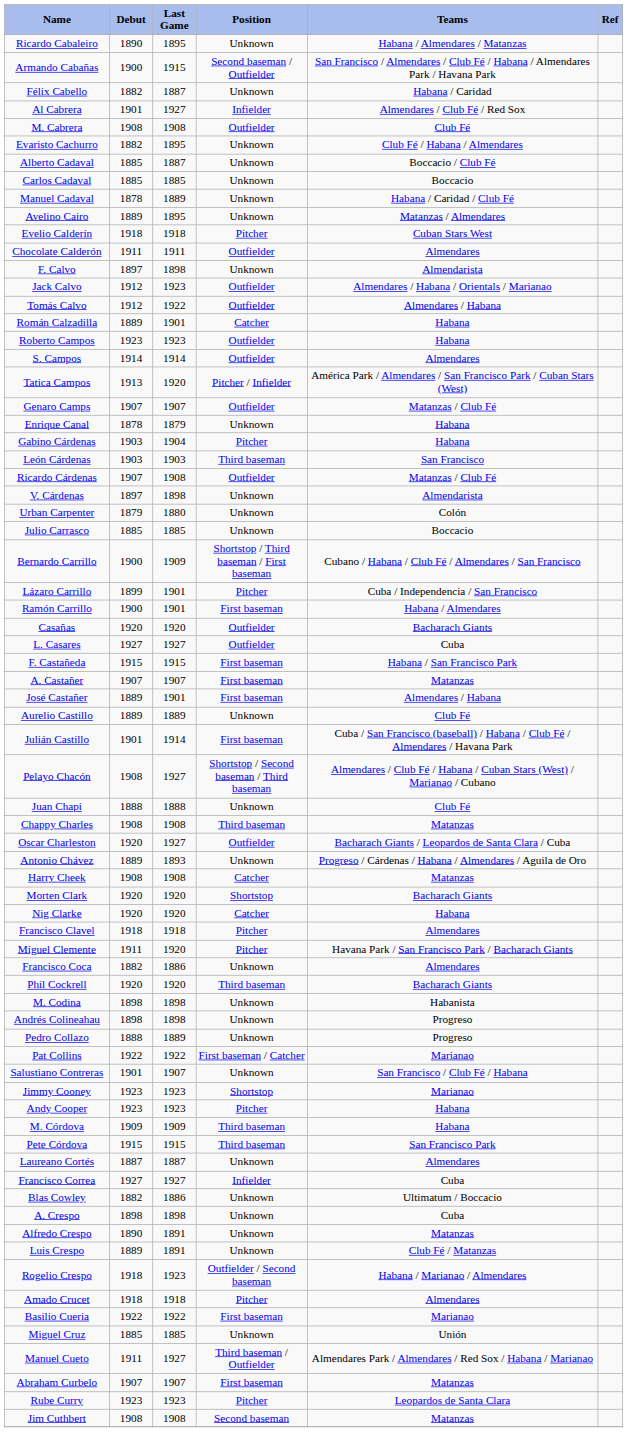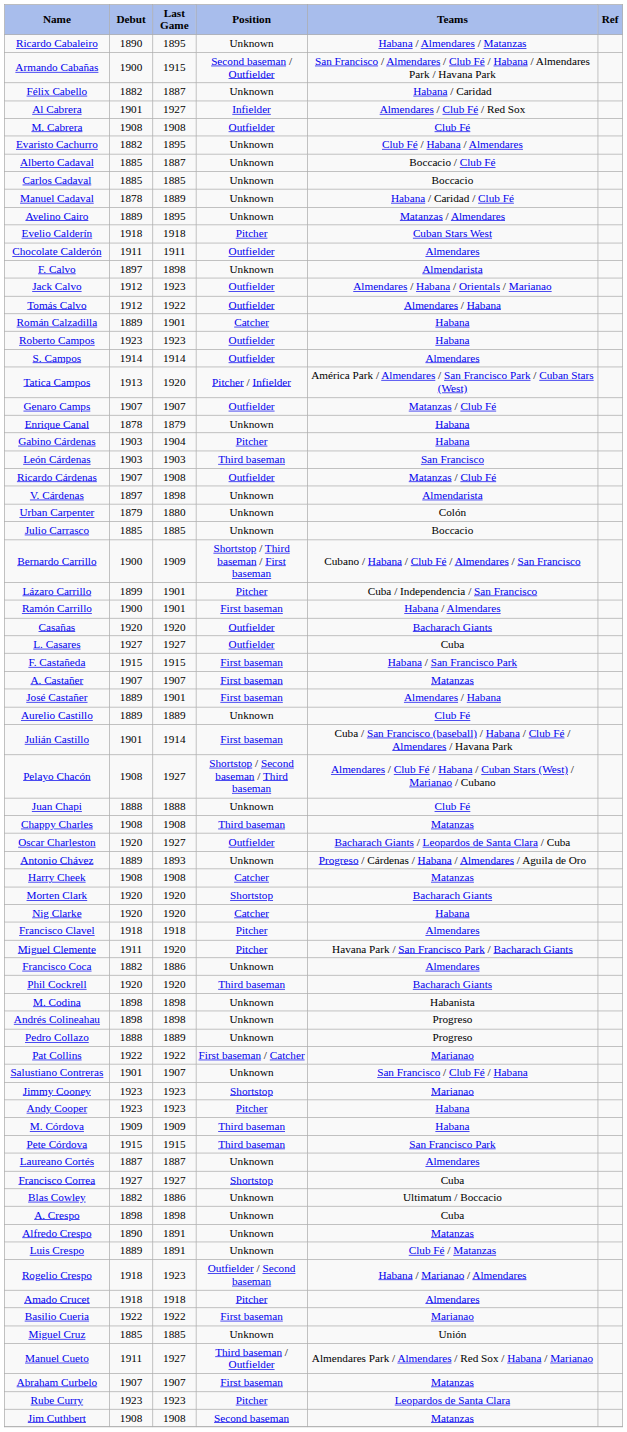(252, 1179) Infielder -> (252, 1179) Shortstop
